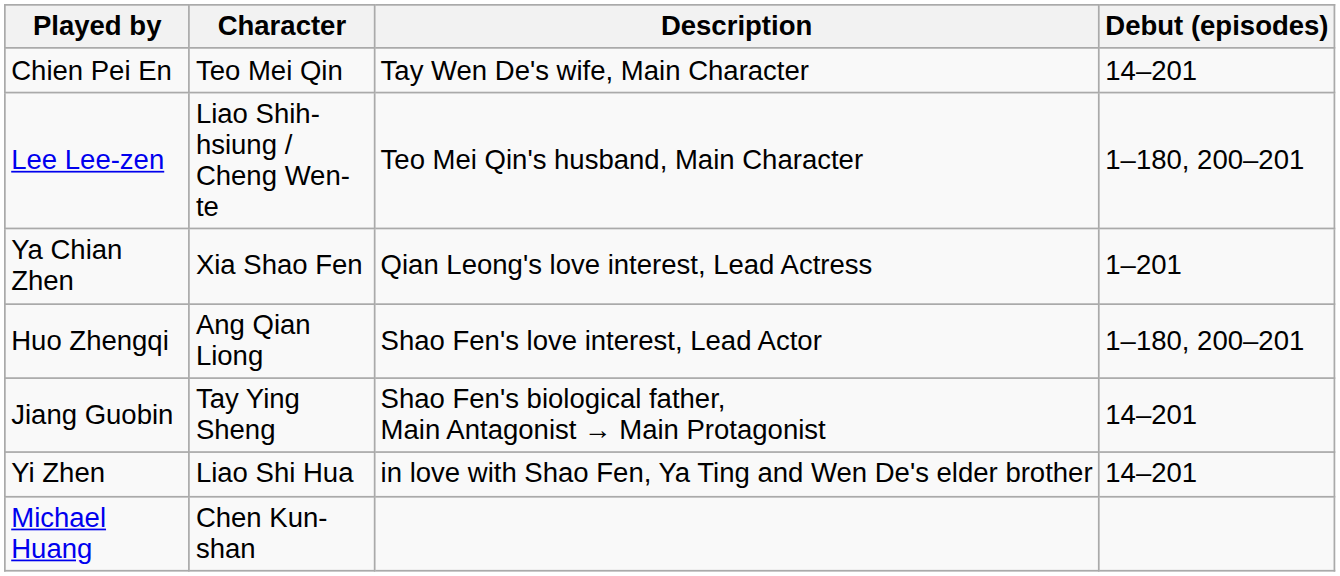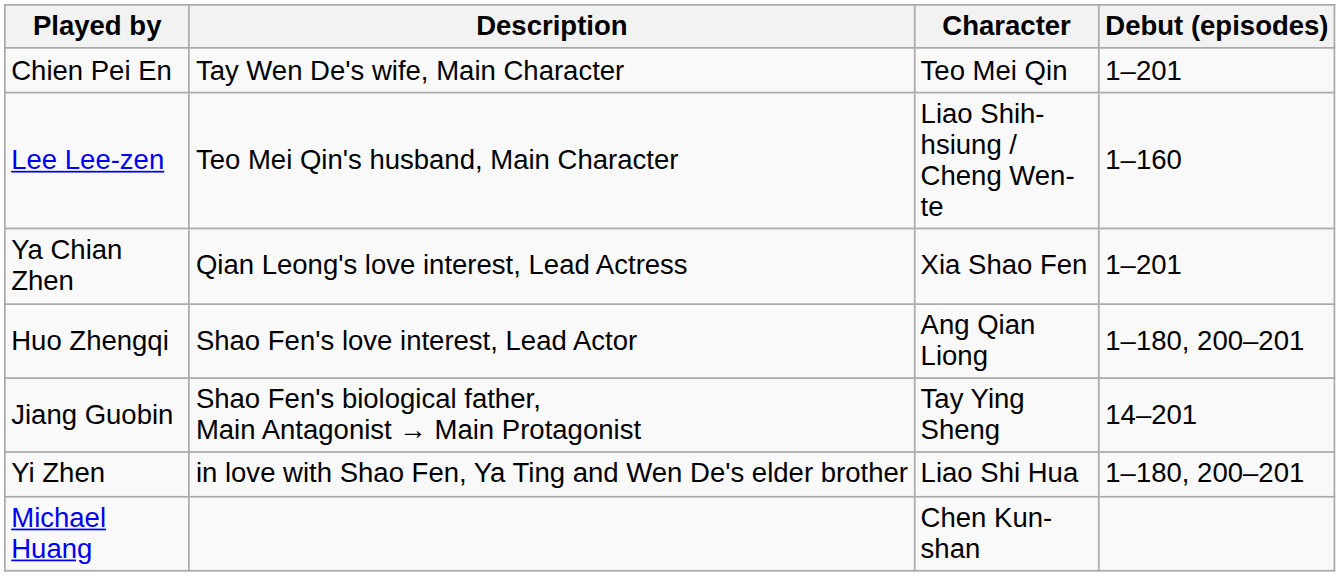columns swapped: (282, 26) <-> (737, 26)
(1151, 69) 14–201 -> (1144, 69) 1–201
(1205, 160) 1–180, 200–201 -> (1144, 160) 1–160
(1151, 473) 14–201 -> (1205, 473) 1–180, 200–201
